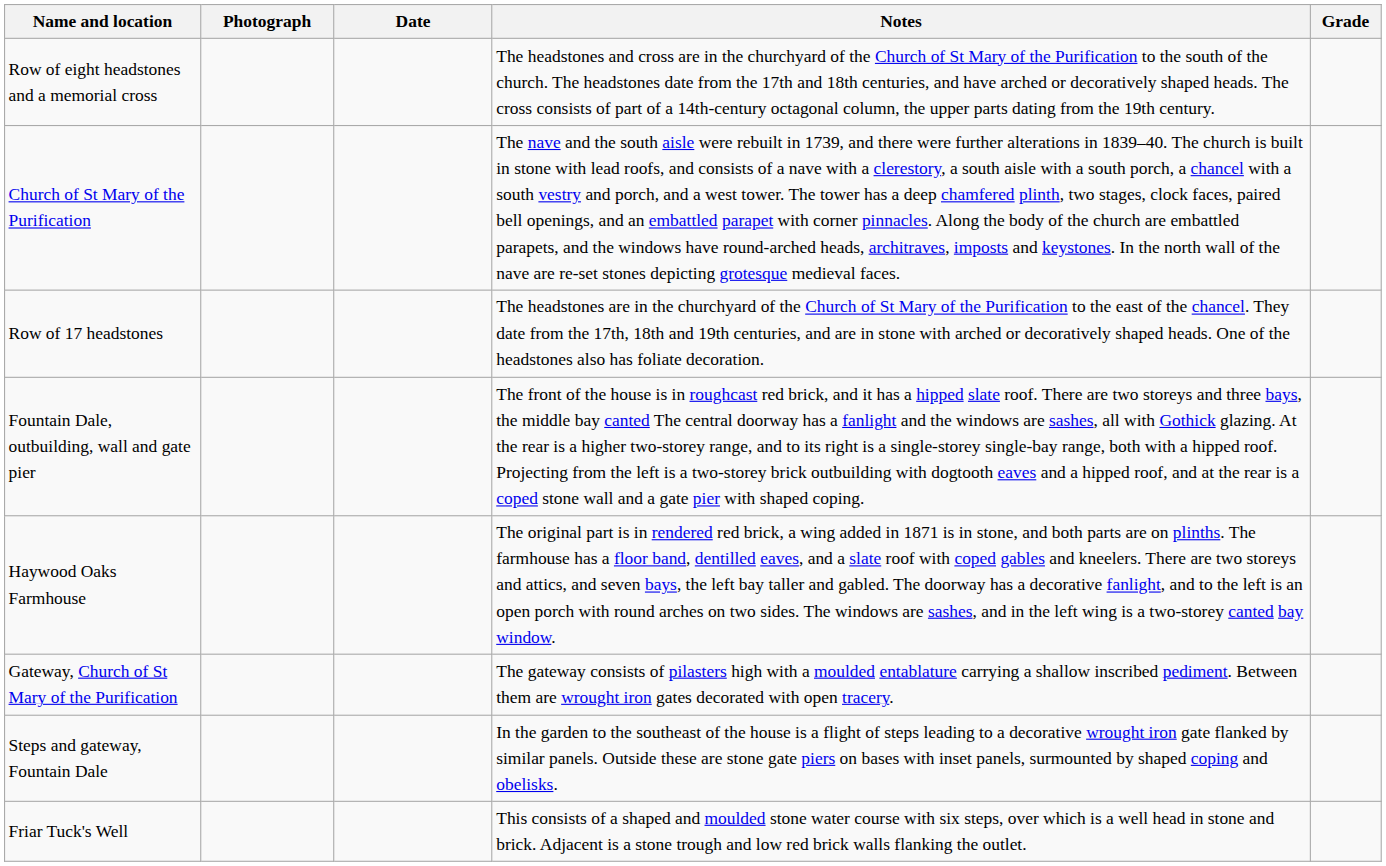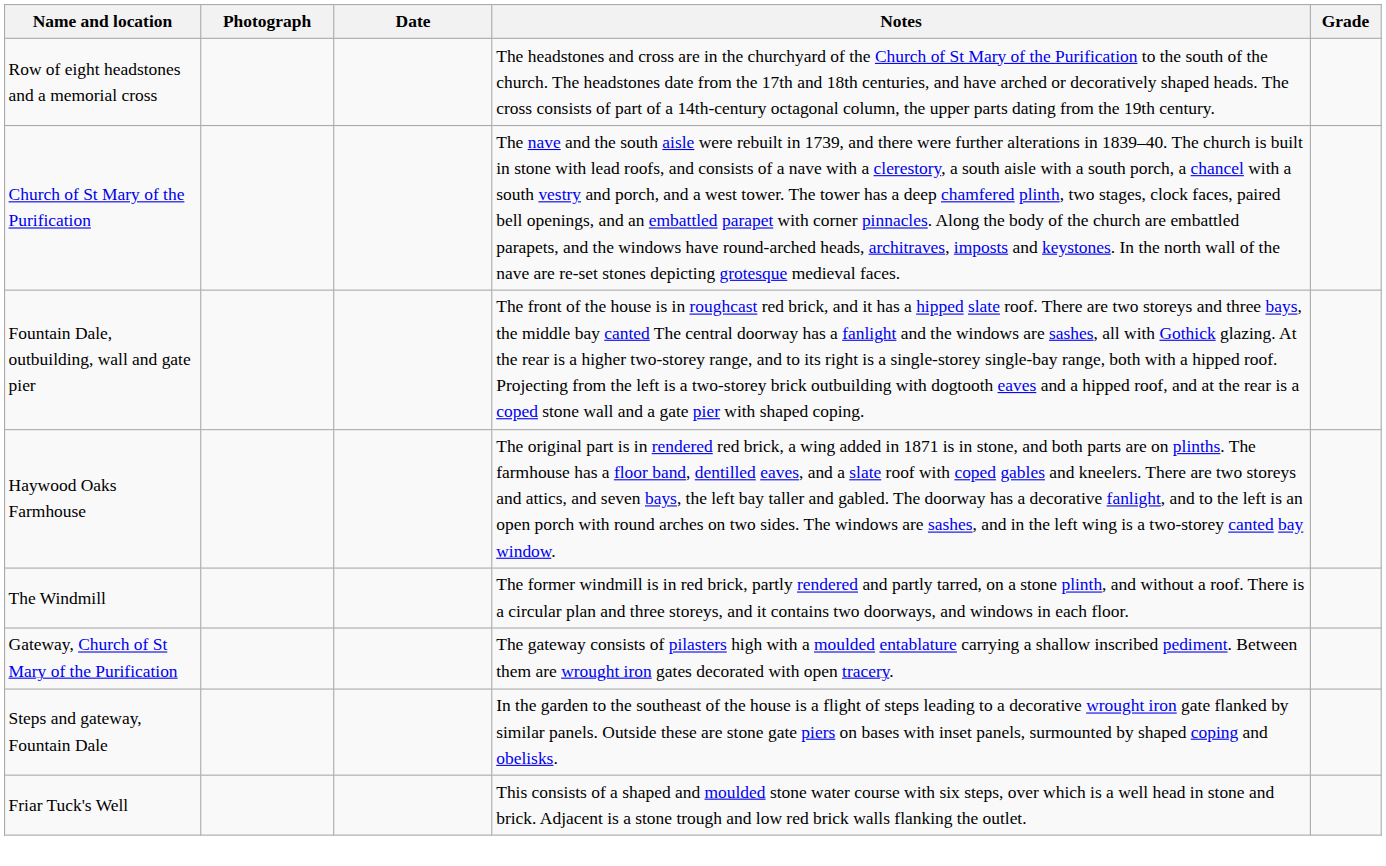- row: (86, 333)
+ row: (57, 598)
